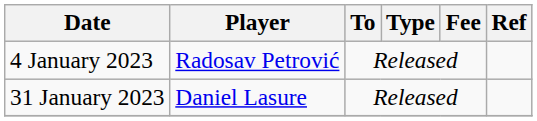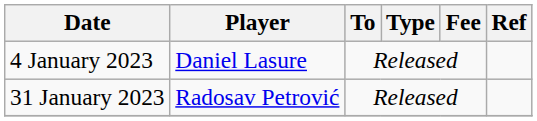(257, 60) Radosav Petrović -> (241, 60) Daniel Lasure
(241, 97) Daniel Lasure -> (257, 97) Radosav Petrović
